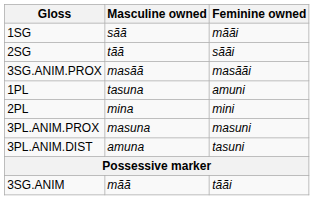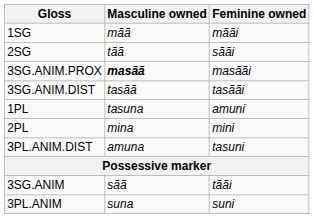(117, 33) sãã -> (119, 33) mãã
(125, 71) normal -> (126, 71) bold
+ row: (51, 90)
- row: (53, 128)
(119, 185) mãã -> (117, 185) sãã
+ row: (34, 204)
